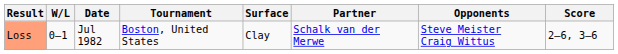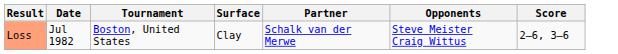- column: (61, 13)
